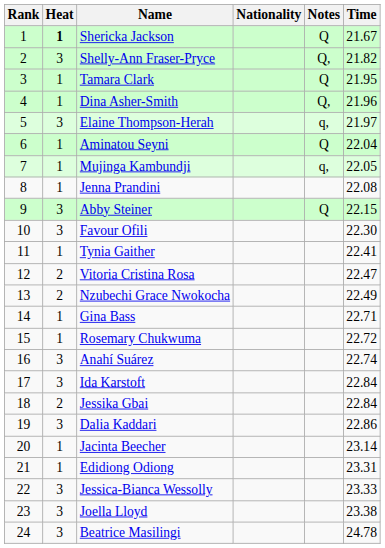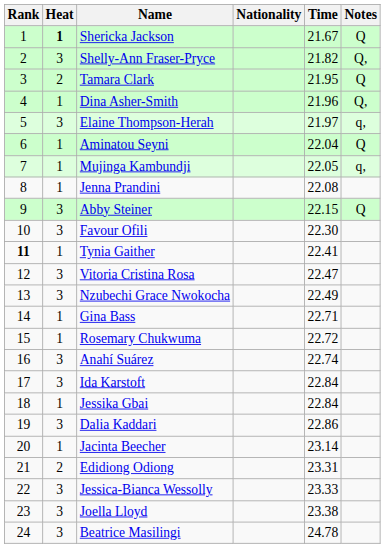columns swapped: (362, 15) <-> (324, 15)
(60, 79) 1 -> (60, 79) 2
(23, 252) normal -> (23, 252) bold
(60, 274) 2 -> (60, 274) 3
(60, 295) 2 -> (60, 295) 3
(60, 403) 2 -> (60, 403) 1
(60, 468) 1 -> (60, 468) 2
